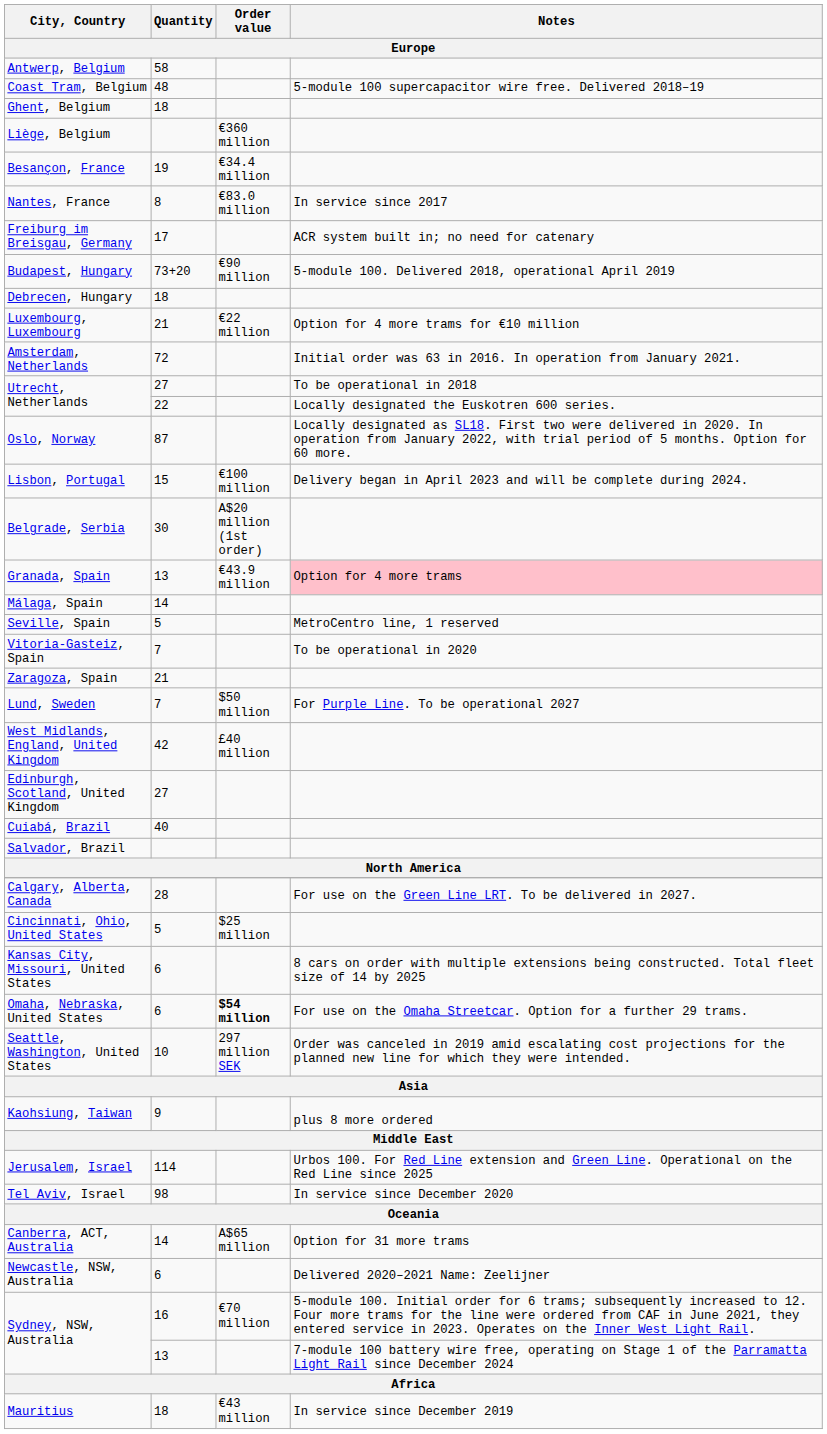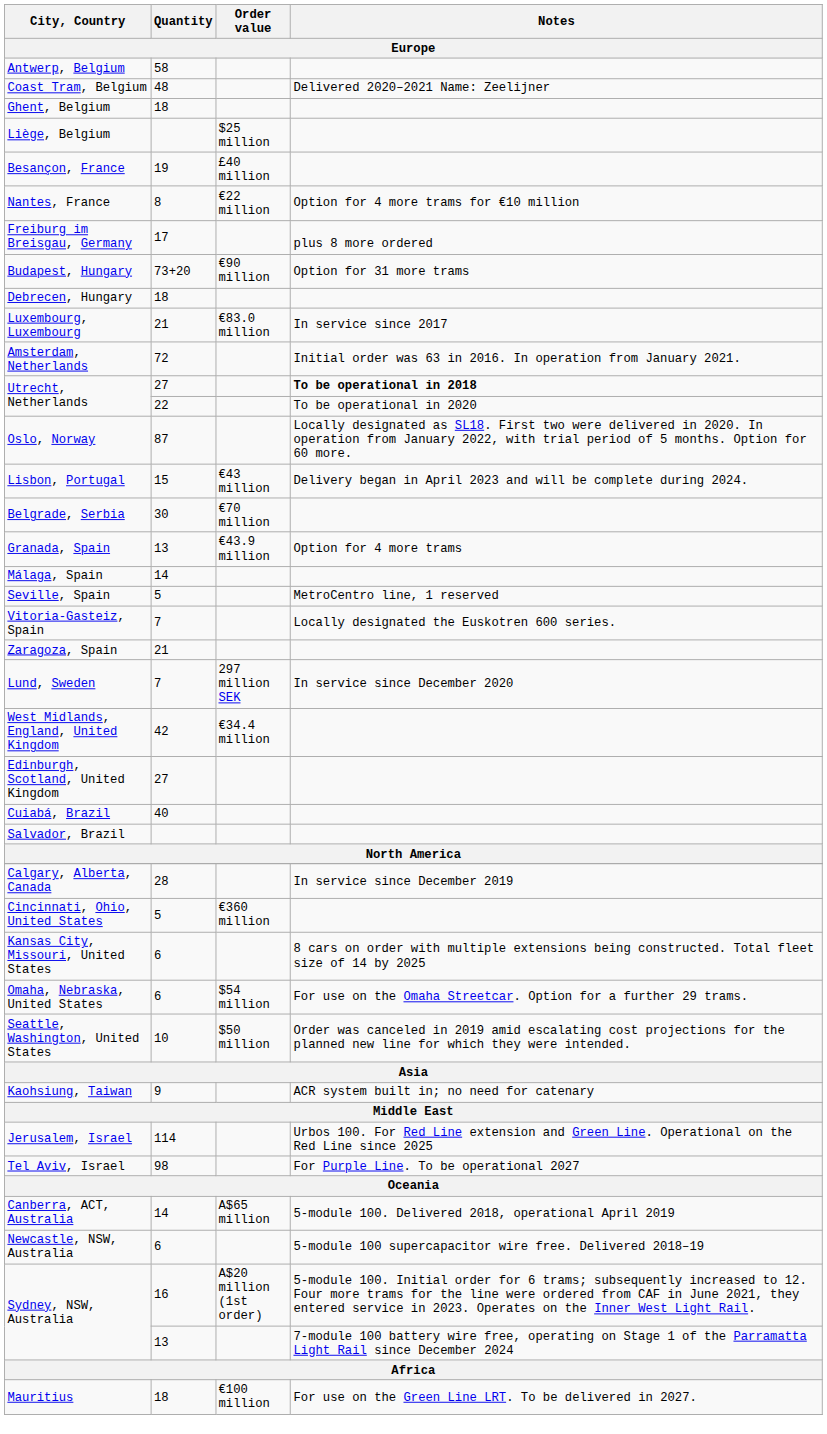(499, 88) 5-module 100 supercapacitor wire free. Delivered 2018–19 -> (422, 88) Delivered 2020–2021 Name: Zeelijner
(244, 135) €360 million -> (244, 135) $25 million
(244, 169) €34.4 million -> (244, 169) £40 million
(244, 203) €83.0 million -> (244, 203) €22 million
(370, 203) In service since 2017 -> (436, 203) Option for 4 more trams for €10 million
(444, 237) ACR system built in; no need for catenary -> (363, 244) plus 8 more ordered
(484, 271) 5-module 100. Delivered 2018, operational April 2019 -> (381, 271) Option for 31 more trams
(244, 325) €22 million -> (244, 325) €83.0 million
(436, 325) Option for 4 more trams for €10 million -> (370, 325) In service since 2017
(385, 386) normal -> (385, 386) bold
(455, 406) Locally designated the Euskotren 600 series. -> (385, 406) To be operational in 2020
(244, 481) €100 million -> (244, 481) €43 million
(244, 529) A$20 million (1st order) -> (244, 515) €70 million
(378, 577) pink background -> (378, 549) no background
(385, 651) To be operational in 2020 -> (455, 623) Locally designated the Euskotren 600 series.
(244, 705) $50 million -> (244, 684) 297 million SEK
(436, 705) For Purple Line. To be operational 2027 -> (403, 684) In service since December 2020
(244, 746) £40 million -> (244, 732) €34.4 million
(495, 895) For use on the Green Line LRT. To be delivered in 2027. -> (403, 881) In service since December 2019
(244, 929) $25 million -> (244, 915) €360 million
(244, 1011) bold -> (244, 997) normal
(244, 1052) 297 million SEK -> (244, 1038) $50 million
(363, 1120) plus 8 more ordered -> (444, 1092) ACR system built in; no need for catenary
(403, 1194) In service since December 2020 -> (436, 1166) For Purple Line. To be operational 2027
(381, 1241) Option for 31 more trams -> (484, 1213) 5-module 100. Delivered 2018, operational April 2019
(422, 1275) Delivered 2020–2021 Name: Zeelijner -> (499, 1247) 5-module 100 supercapacitor wire free. Delivered 2018–19
(244, 1316) €70 million -> (244, 1295) A$20 million (1st order)
(244, 1411) €43 million -> (244, 1397) €100 million
(403, 1411) In service since December 2019 -> (495, 1397) For use on the Green Line LRT. To be delivered in 2027.
